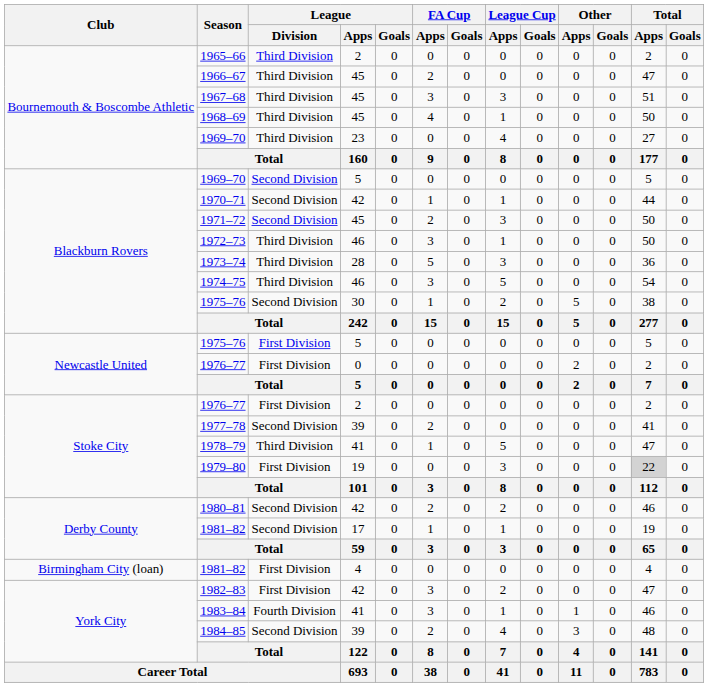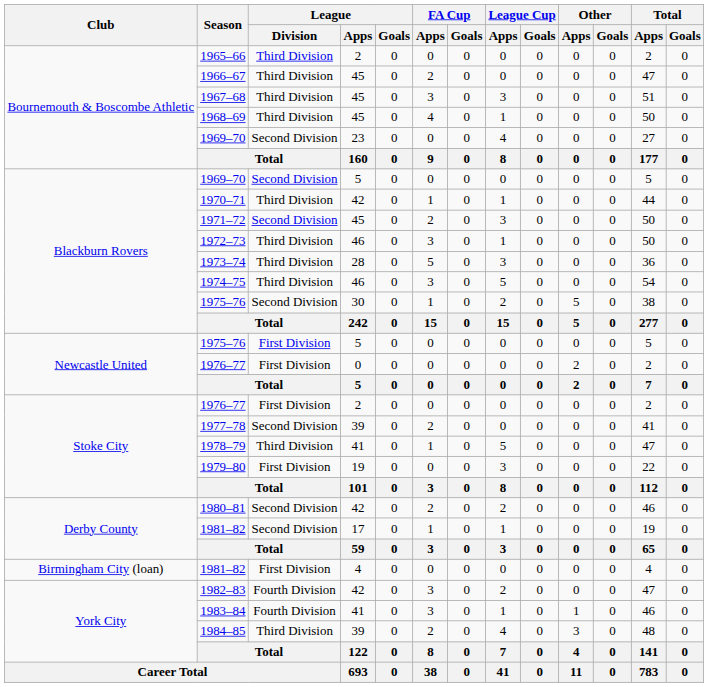(295, 138) Third Division -> (295, 138) Second Division
(295, 199) Second Division -> (295, 199) Third Division
(649, 466) lightgrey background -> (649, 466) no background
(295, 590) First Division -> (295, 590) Fourth Division
(295, 631) Second Division -> (295, 631) Third Division
